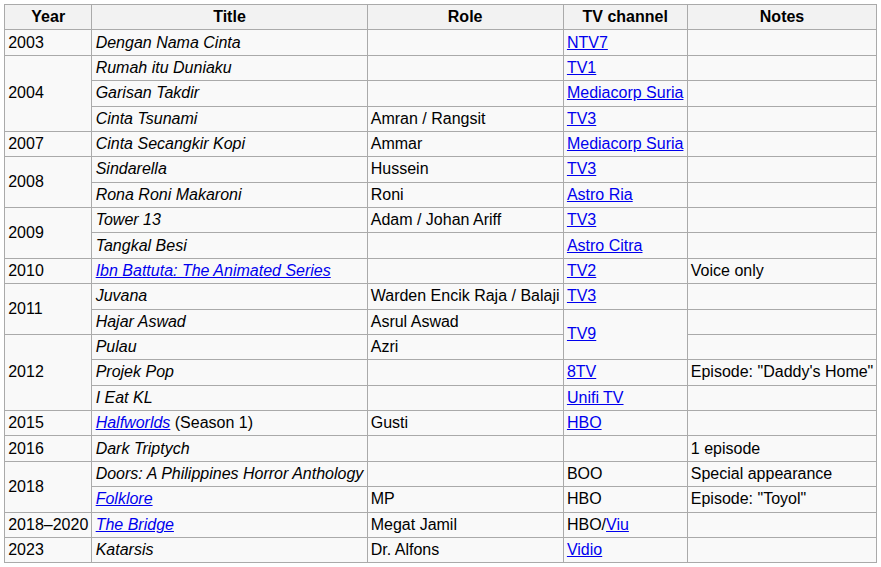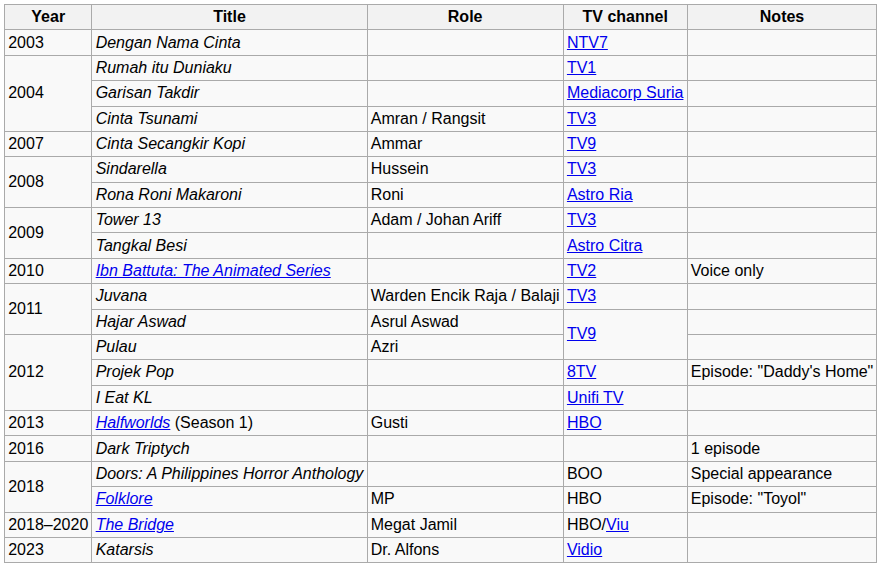(625, 144) Mediacorp Suria -> (582, 144) TV9
(26, 423) 2015 -> (26, 423) 2013
